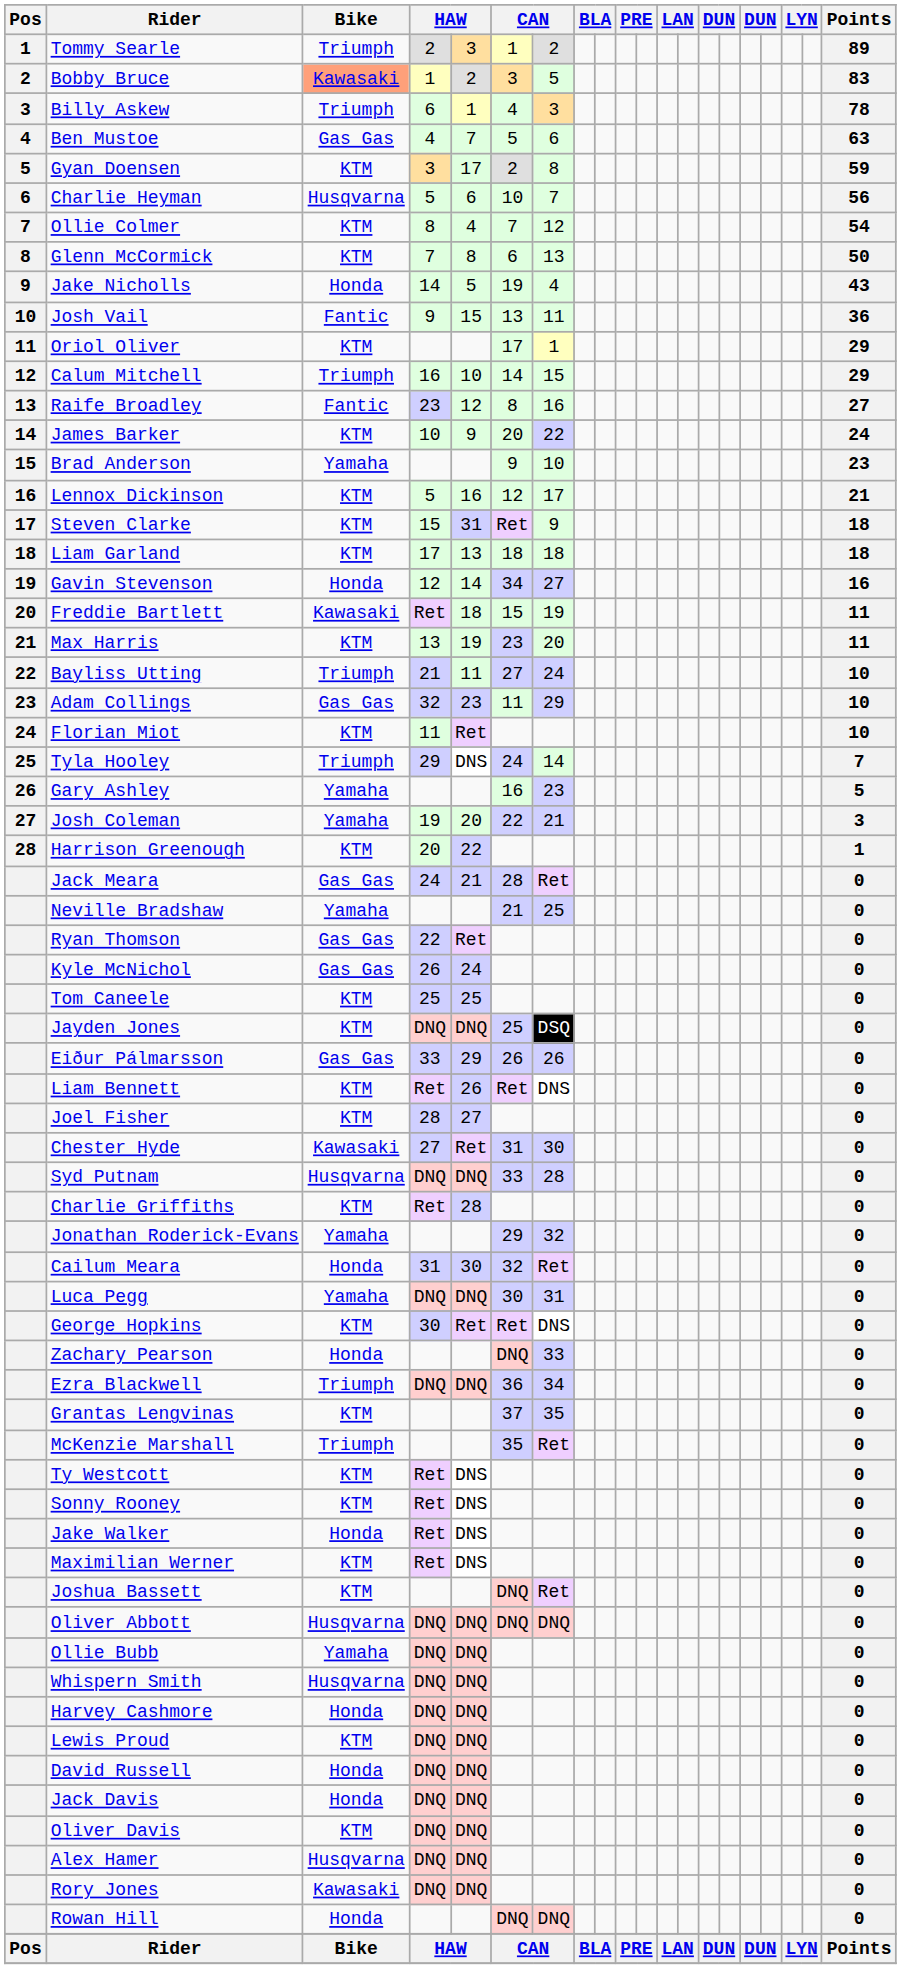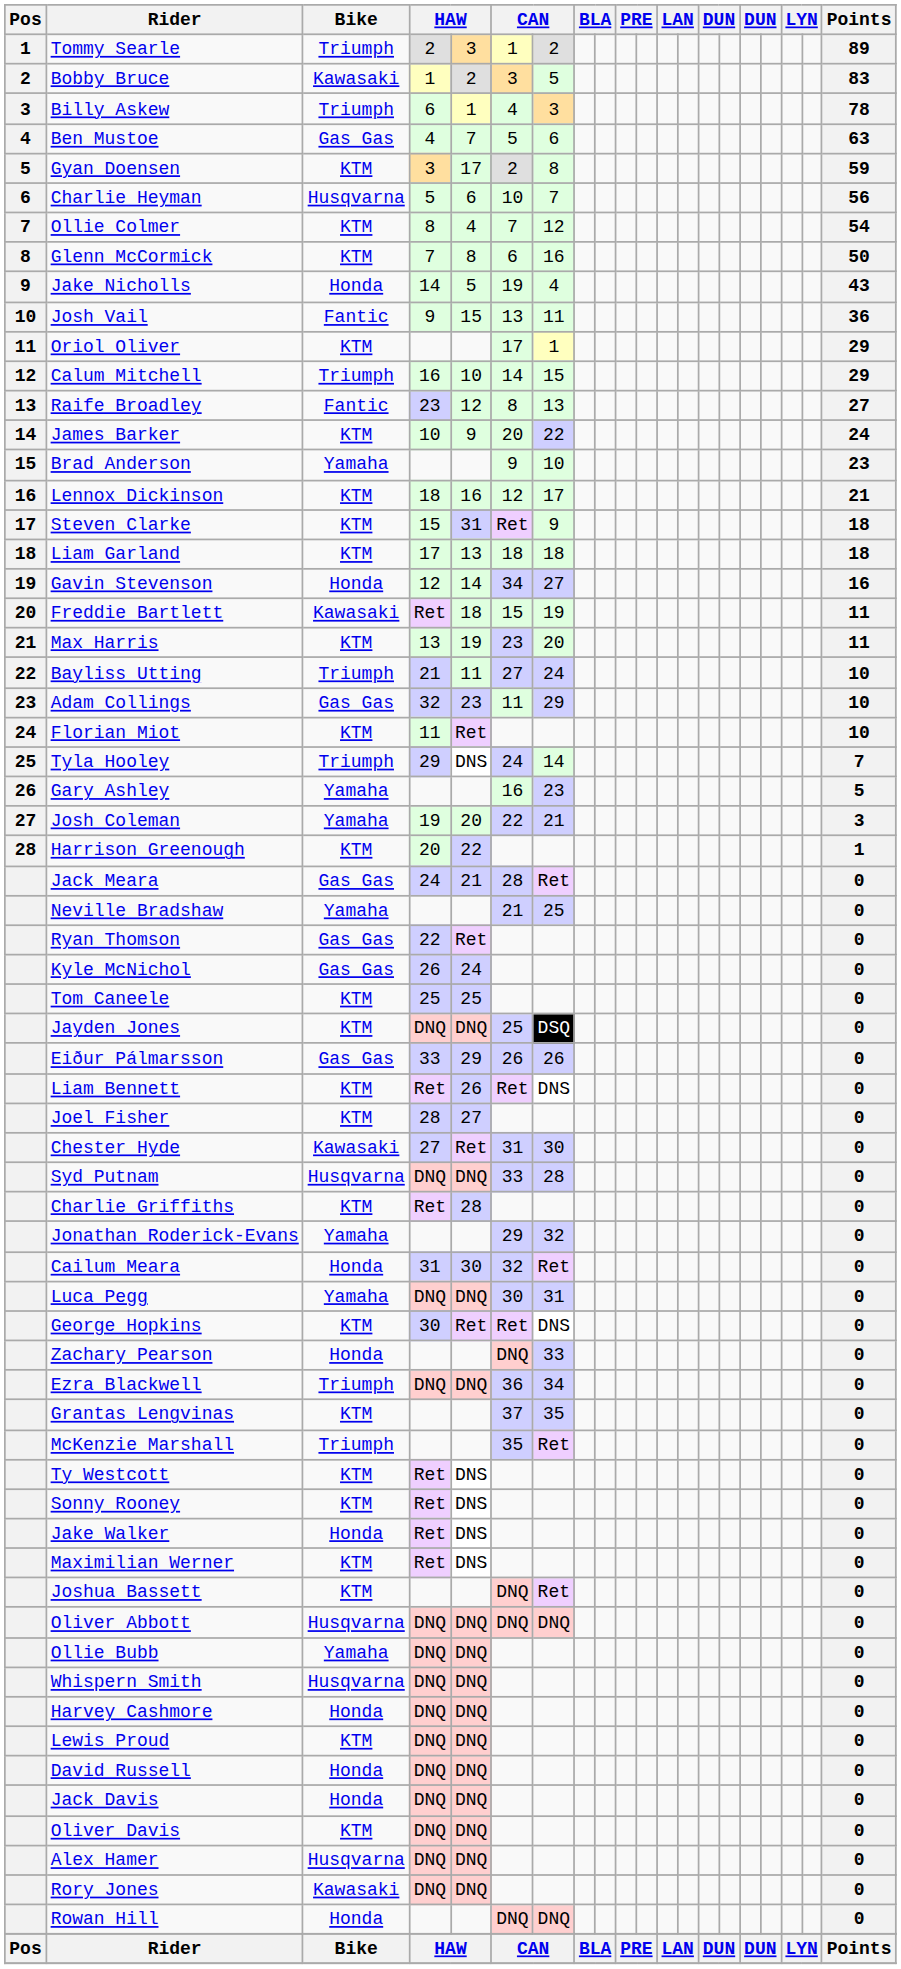(356, 79) lightsalmon background -> (356, 79) no background
(554, 258) 13 -> (554, 258) 16
(554, 406) 16 -> (554, 406) 13
(430, 495) 5 -> (430, 495) 18
